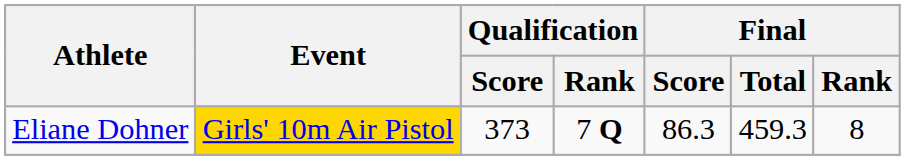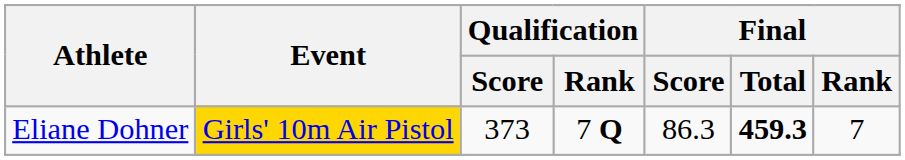(773, 130) normal -> (773, 130) bold
(857, 130) 8 -> (857, 130) 7
